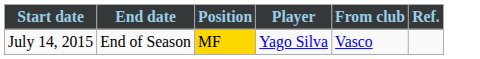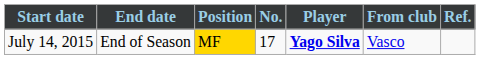+ column: (271, 16)
(294, 41) normal -> (325, 41) bold
